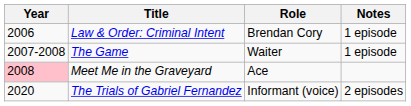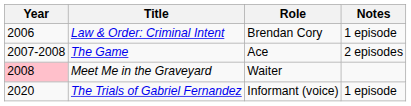(265, 52) Waiter -> (258, 52) Ace
(371, 52) 1 episode -> (374, 52) 2 episodes
(258, 71) Ace -> (265, 71) Waiter
(374, 91) 2 episodes -> (371, 91) 1 episode
